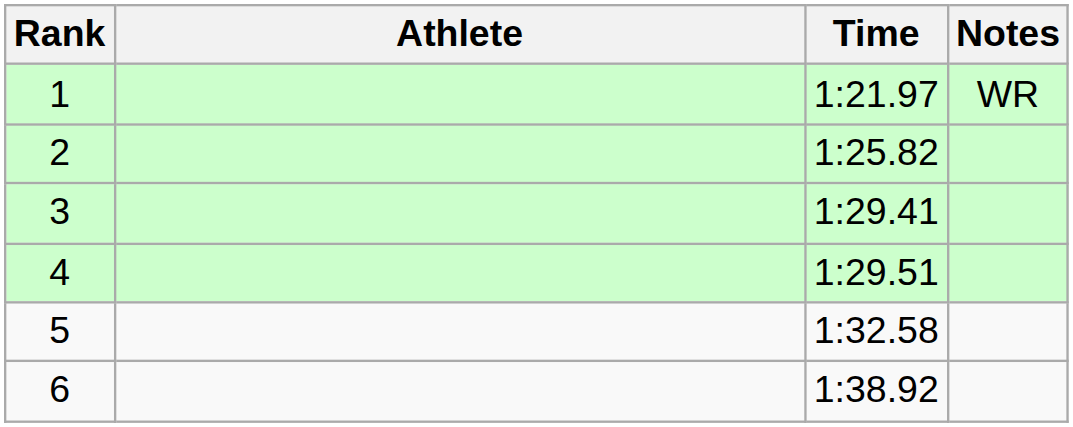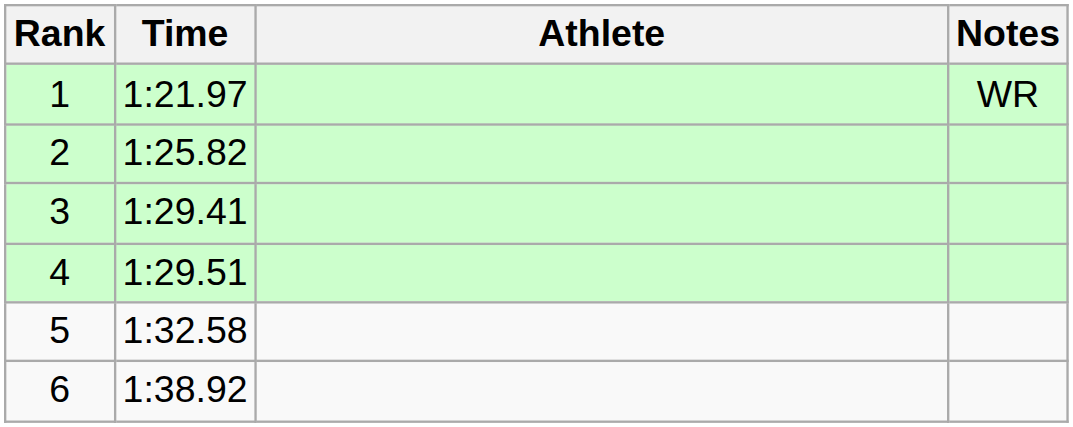columns swapped: (460, 34) <-> (876, 34)
